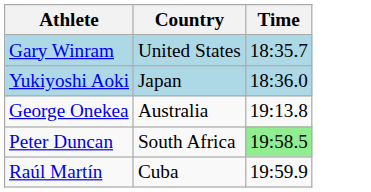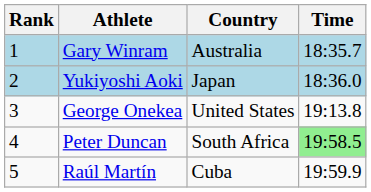+ column: (31, 19)
(189, 50) United States -> (227, 50) Australia
(173, 111) Australia -> (243, 111) United States
